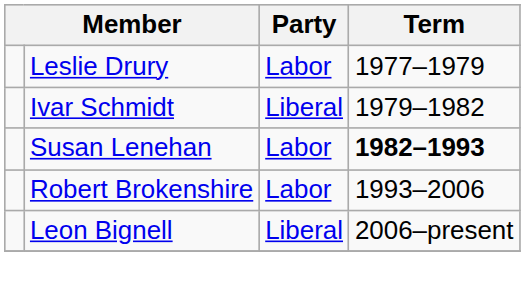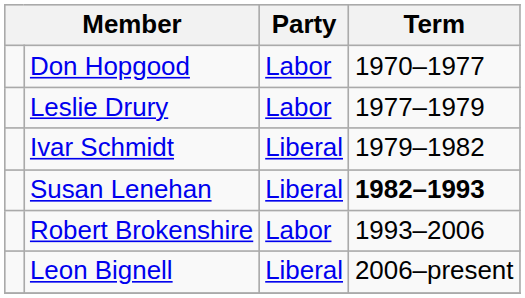+ row: (110, 66)
(298, 148) Labor -> (304, 189) Liberal
